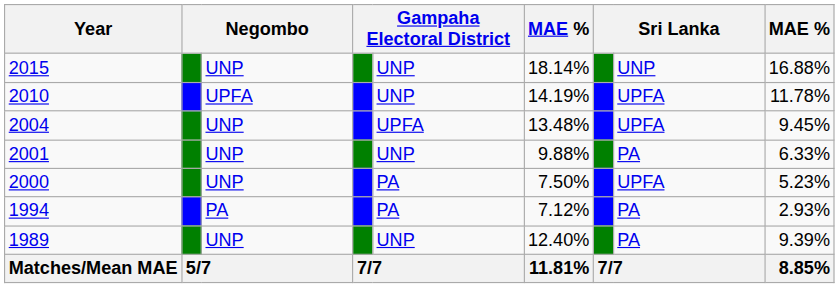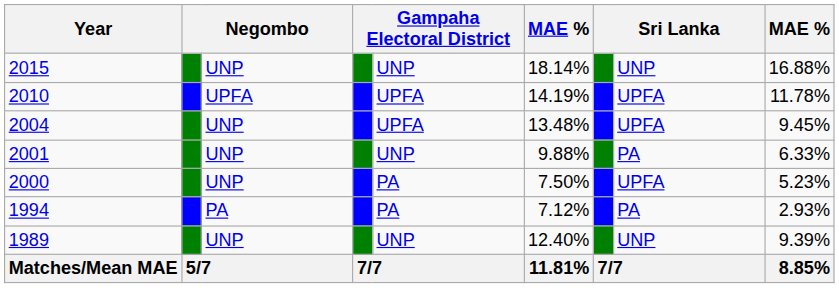(396, 96) UNP -> (400, 96) UPFA
(629, 239) PA -> (636, 239) UNP
